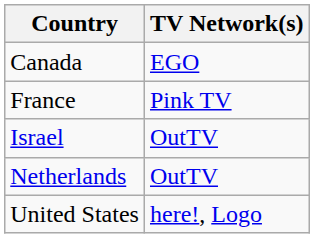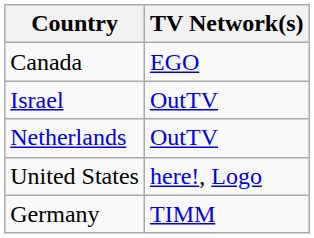- row: (43, 99)
+ row: (55, 213)
